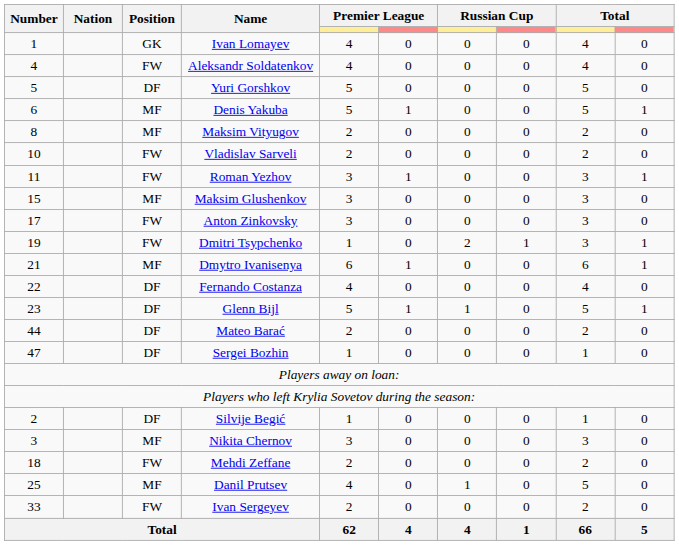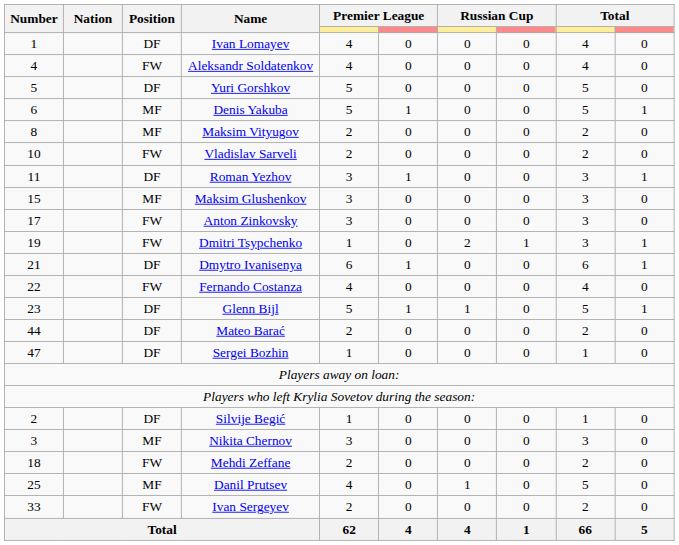(152, 43) GK -> (152, 43) DF
(152, 176) FW -> (152, 176) DF
(152, 264) MF -> (152, 264) DF
(152, 286) DF -> (152, 286) FW
